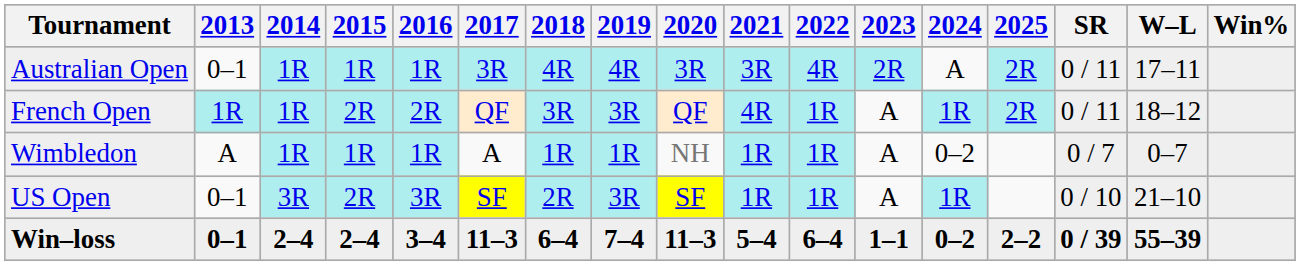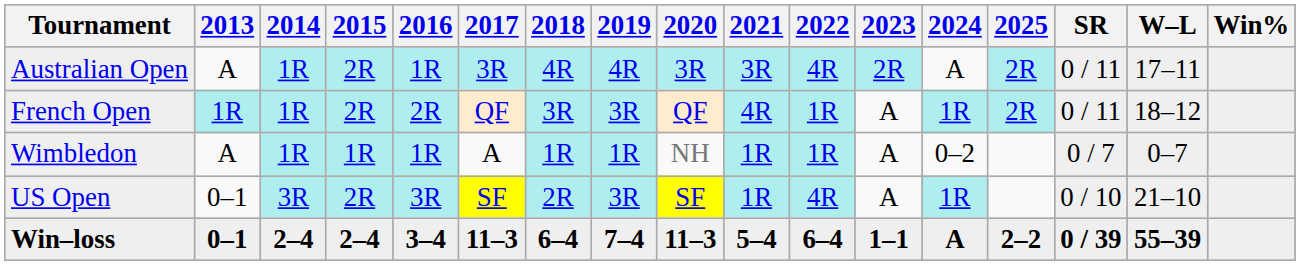(227, 68) 0–1 -> (227, 68) A
(360, 68) 1R -> (360, 68) 2R
(823, 196) 1R -> (823, 196) 4R
(955, 238) 0–2 -> (955, 238) A
